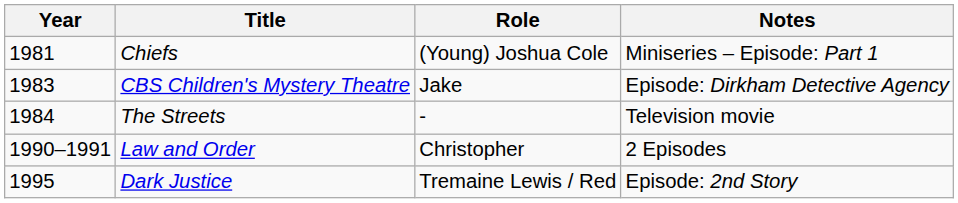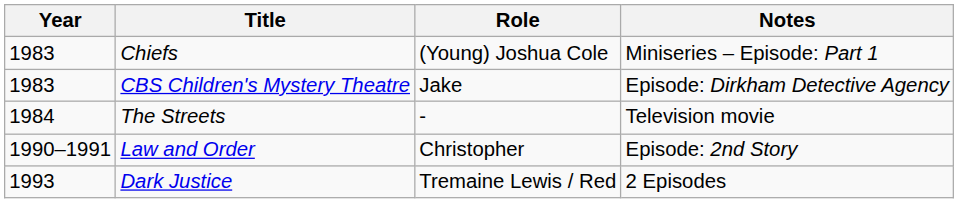(32, 52) 1981 -> (32, 52) 1983
(676, 149) 2 Episodes -> (711, 149) Episode: 2nd Story
(32, 181) 1995 -> (32, 181) 1993
(711, 181) Episode: 2nd Story -> (676, 181) 2 Episodes
